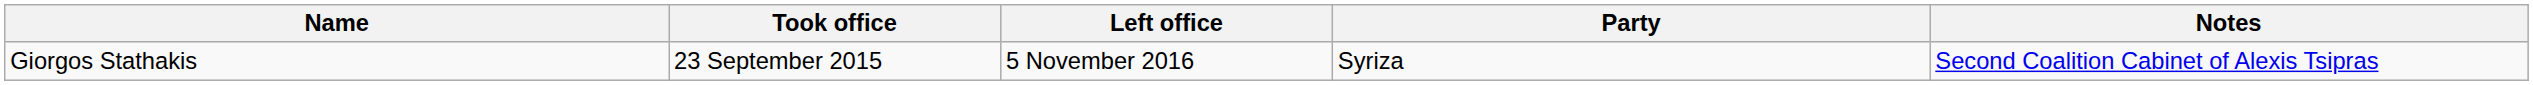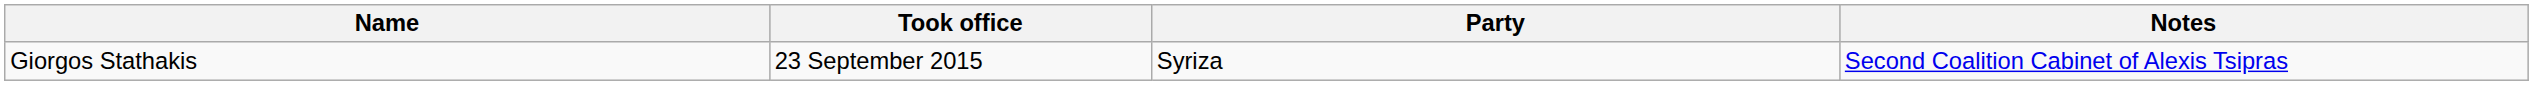- column: (1166, 23)
